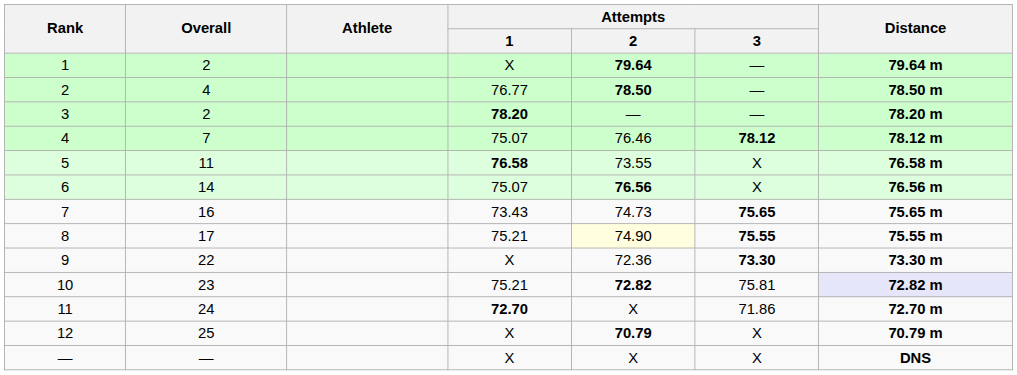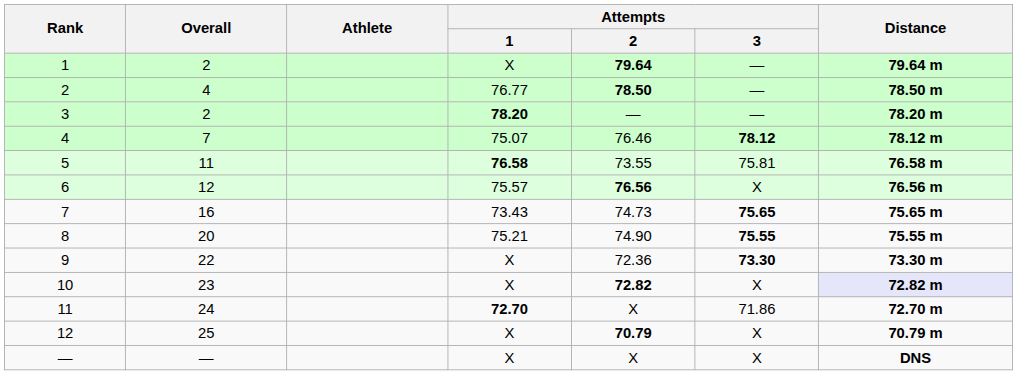(757, 162) X -> (757, 162) 75.81
(206, 186) 14 -> (206, 186) 12
(509, 186) 75.07 -> (509, 186) 75.57
(206, 235) 17 -> (206, 235) 20
(633, 235) lightyellow background -> (633, 235) no background
(509, 284) 75.21 -> (509, 284) X
(757, 284) 75.81 -> (757, 284) X
